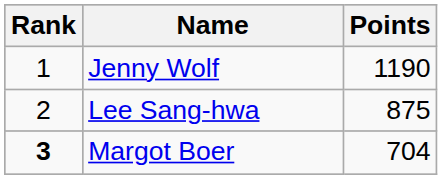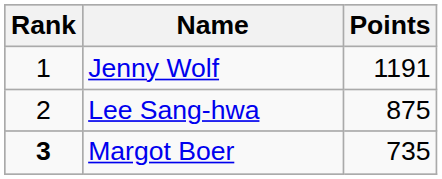(402, 67) 1190 -> (402, 67) 1191
(408, 151) 704 -> (408, 151) 735
